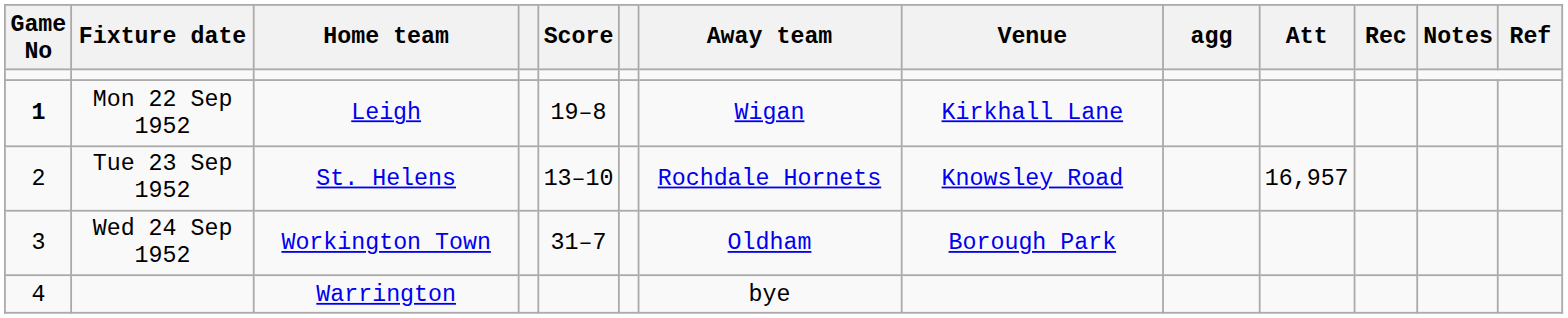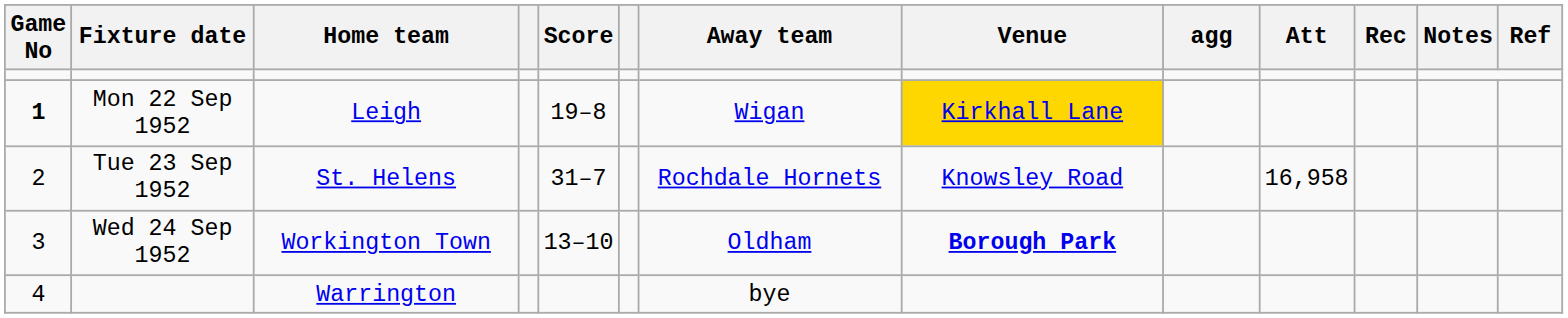(1032, 113) no background -> (1032, 113) gold background
(579, 178) 13–10 -> (579, 178) 31–7
(1307, 178) 16,957 -> (1307, 178) 16,958
(579, 243) 31–7 -> (579, 243) 13–10
(1032, 243) normal -> (1032, 243) bold
